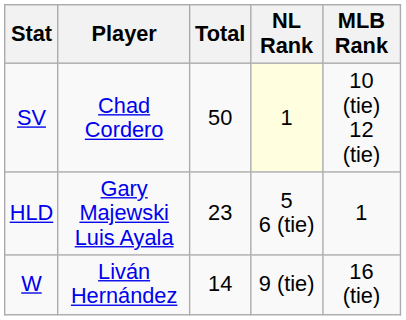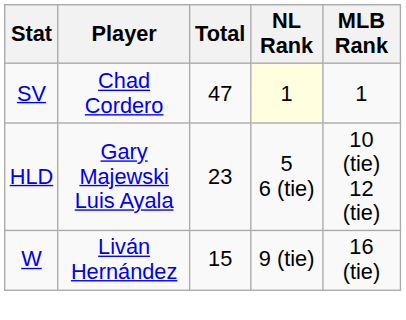(220, 117) 50 -> (220, 92) 47
(361, 117) 10 (tie) 12 (tie) -> (361, 92) 1
(361, 213) 1 -> (361, 176) 10 (tie) 12 (tie)
(220, 284) 14 -> (220, 259) 15
